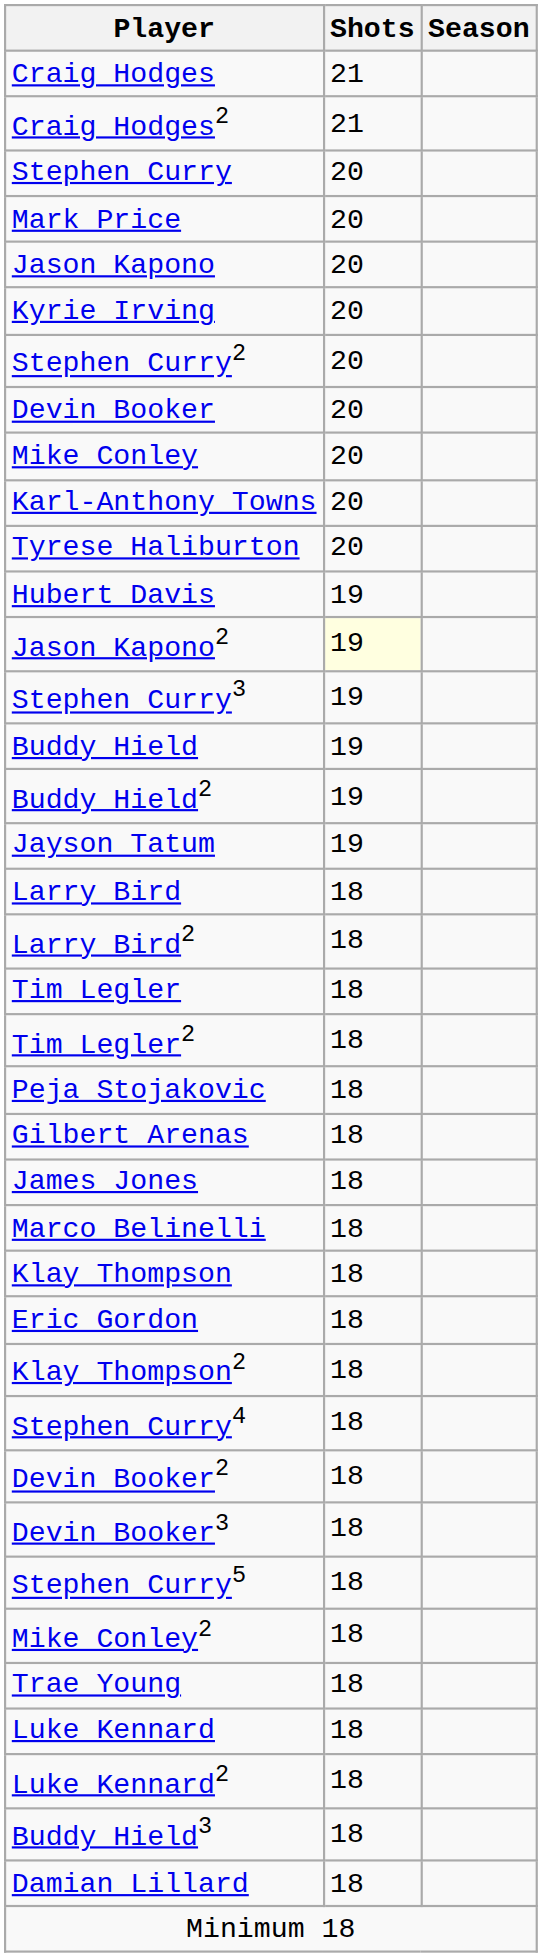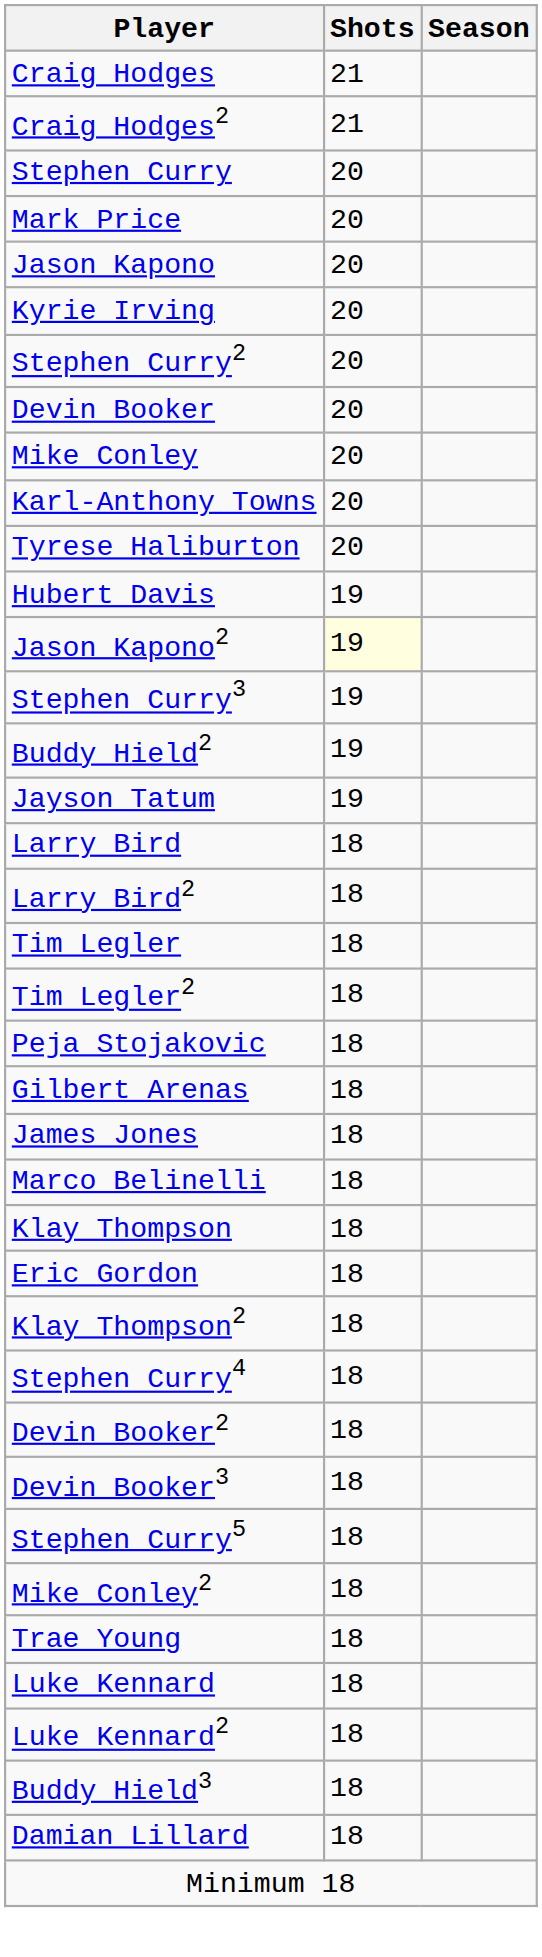- row: (105, 747)
